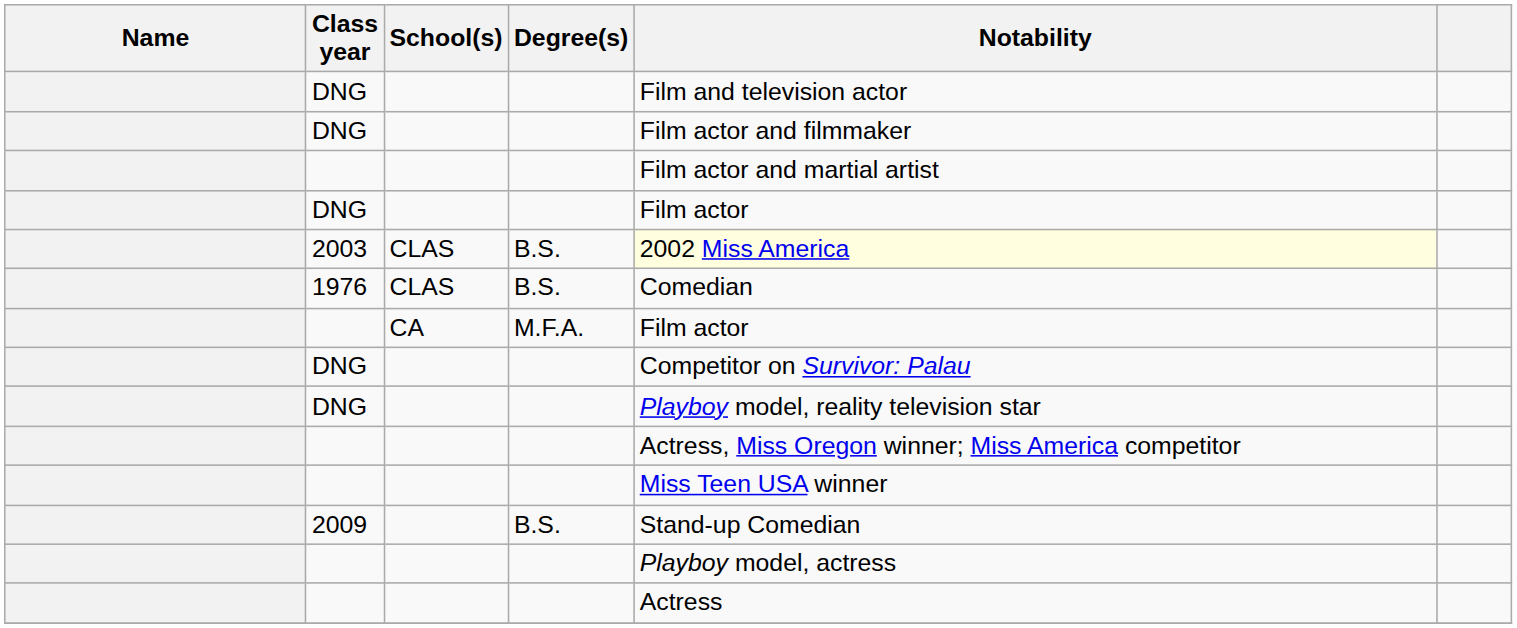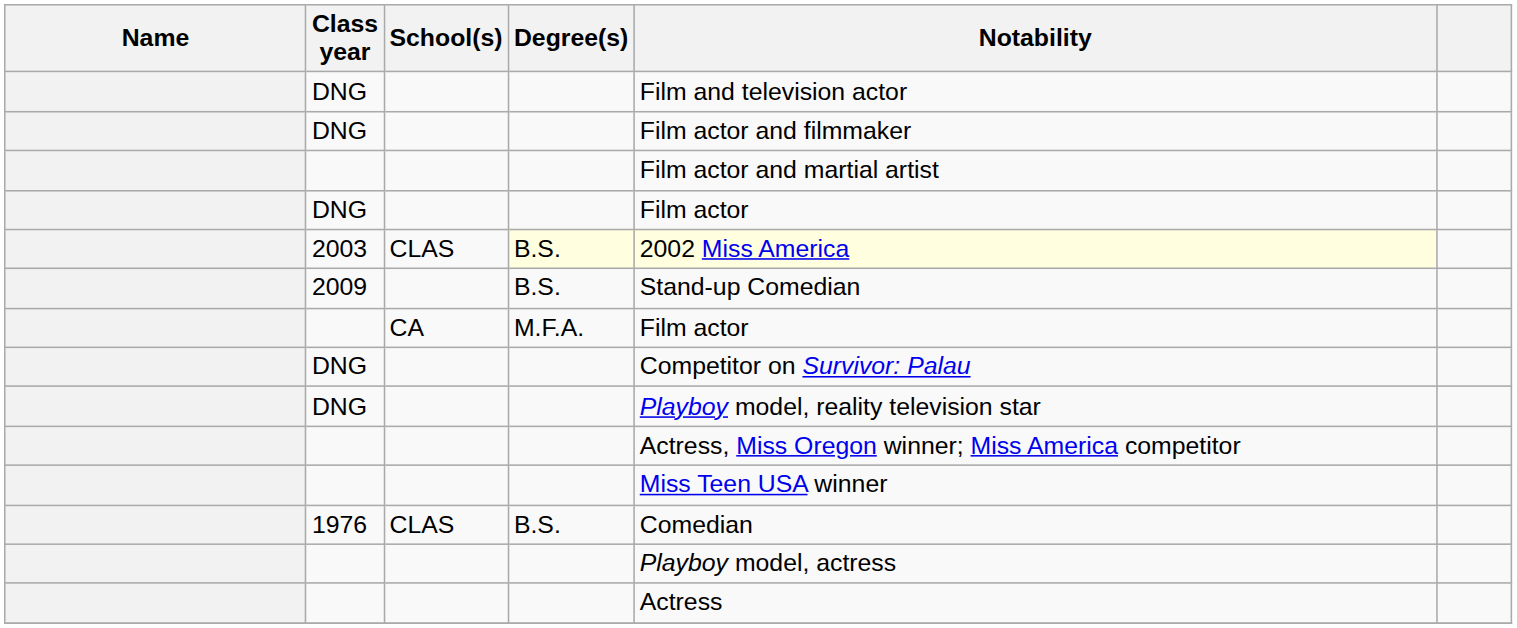(537, 248) no background -> (537, 248) lightyellow background
rows swapped: (339, 524) <-> (339, 288)
